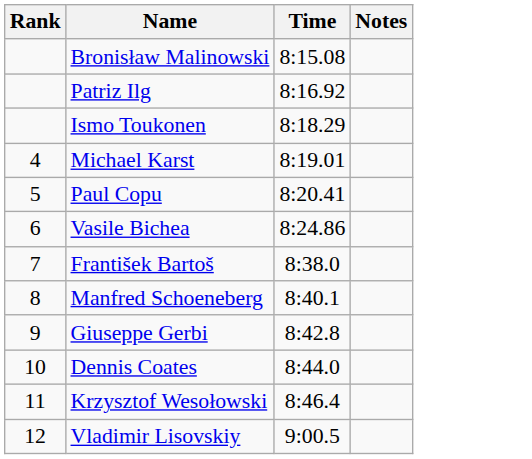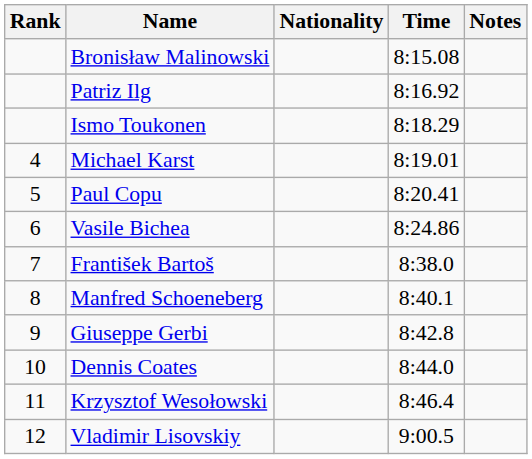+ column: (331, 21)
